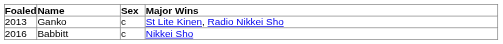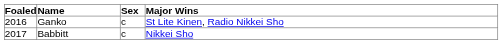(16, 22) 2013 -> (16, 22) 2016
(16, 34) 2016 -> (16, 34) 2017
